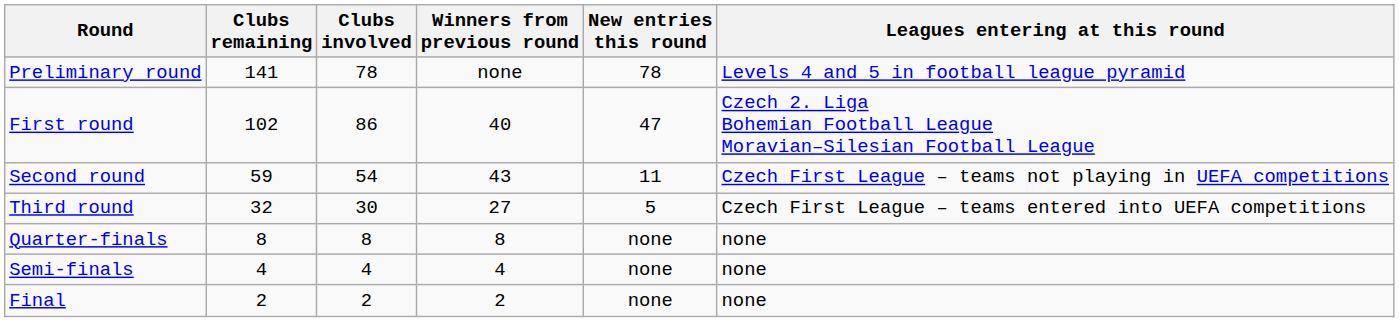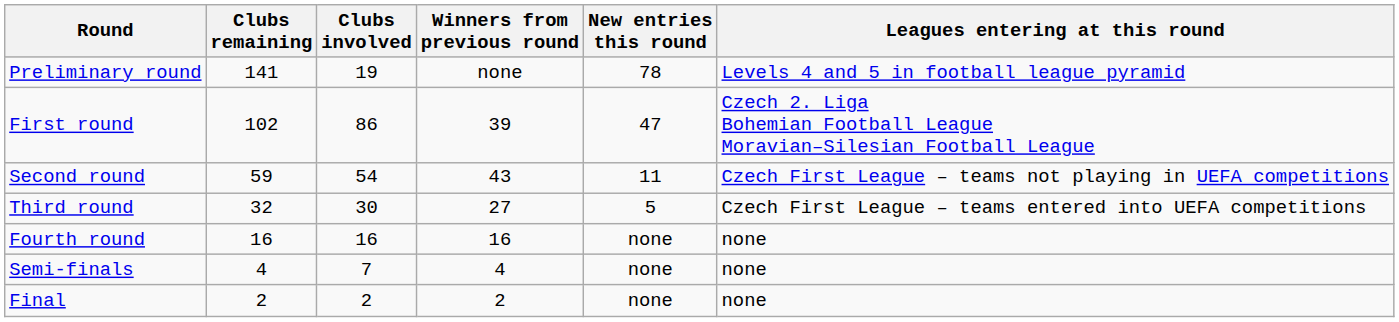(367, 73) 78 -> (367, 73) 19
(500, 125) 40 -> (500, 125) 39
+ row: (77, 239)
- row: (88, 239)
(367, 270) 4 -> (367, 270) 7
